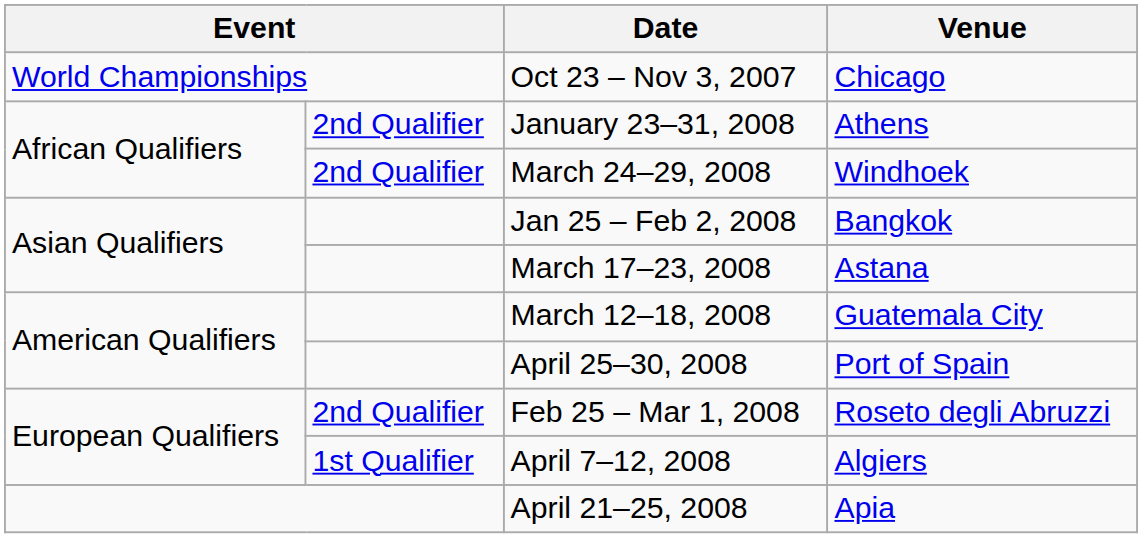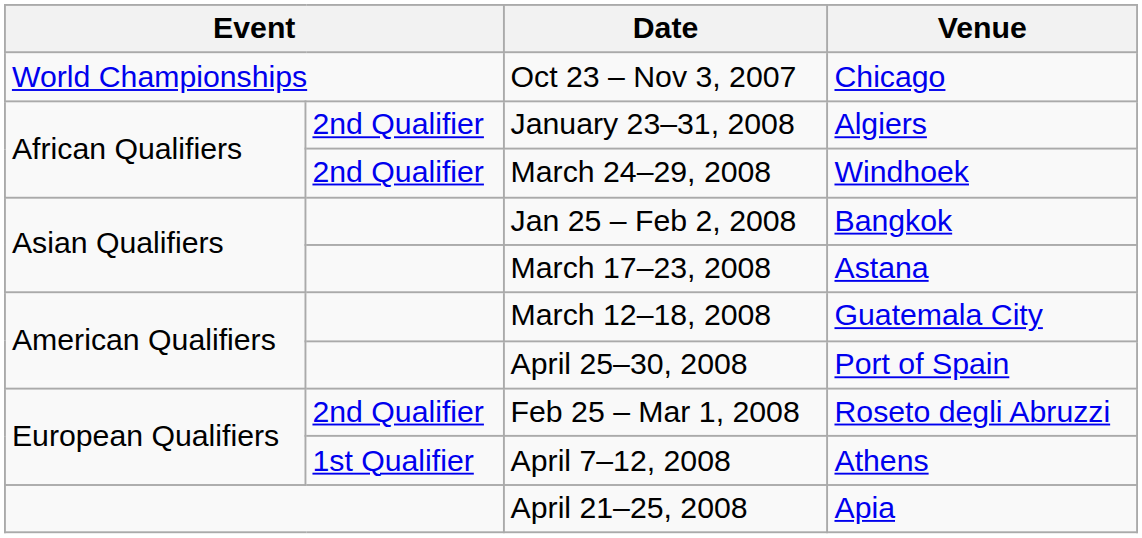(882, 124) Athens -> (881, 124) Algiers
(881, 460) Algiers -> (882, 460) Athens
